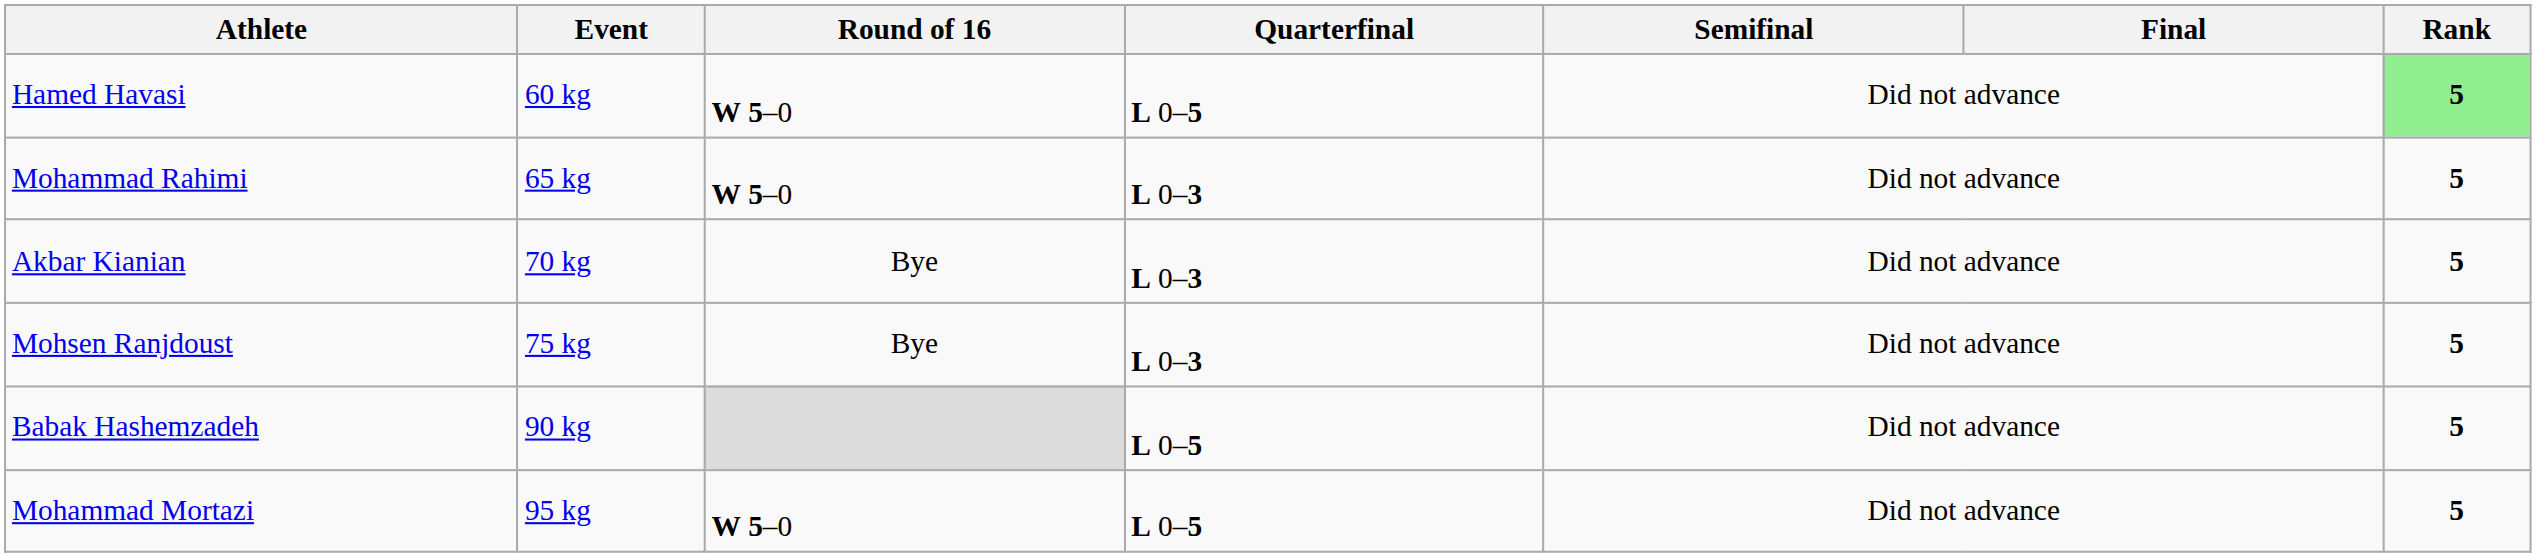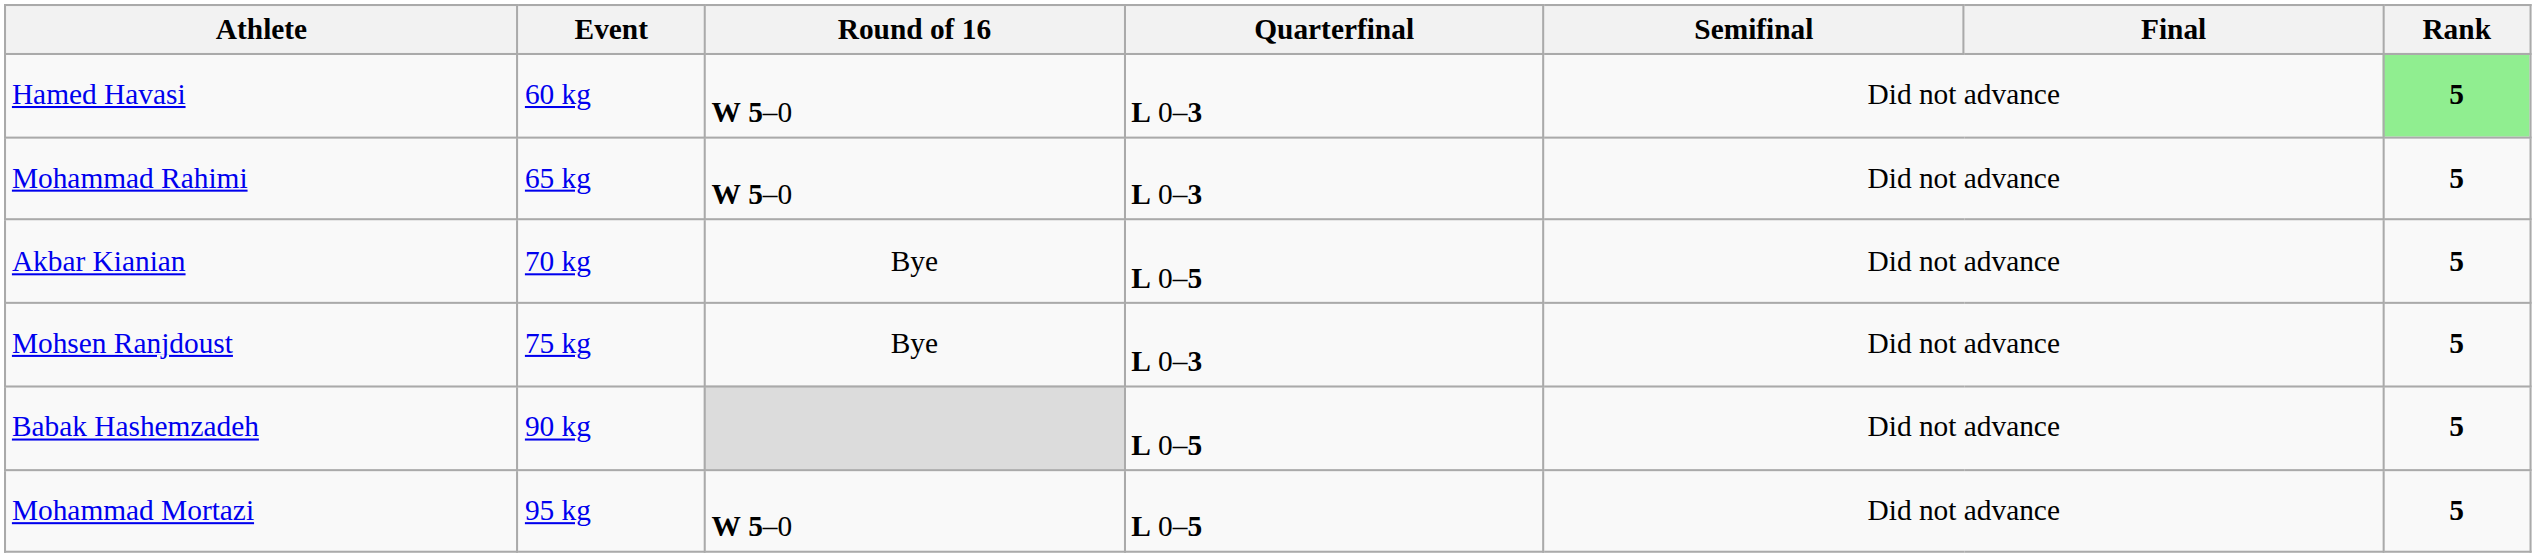(1167, 112) L 0–5 -> (1167, 112) L 0–3
(1167, 278) L 0–3 -> (1167, 278) L 0–5
